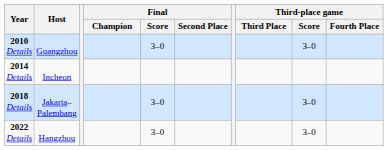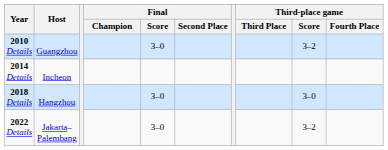(309, 46) 3–0 -> (309, 46) 3–2
(57, 108) Jakarta–Palembang -> (57, 102) Hangzhou
(57, 138) Hangzhou -> (57, 133) Jakarta–Palembang
(309, 133) 3–0 -> (309, 128) 3–2
